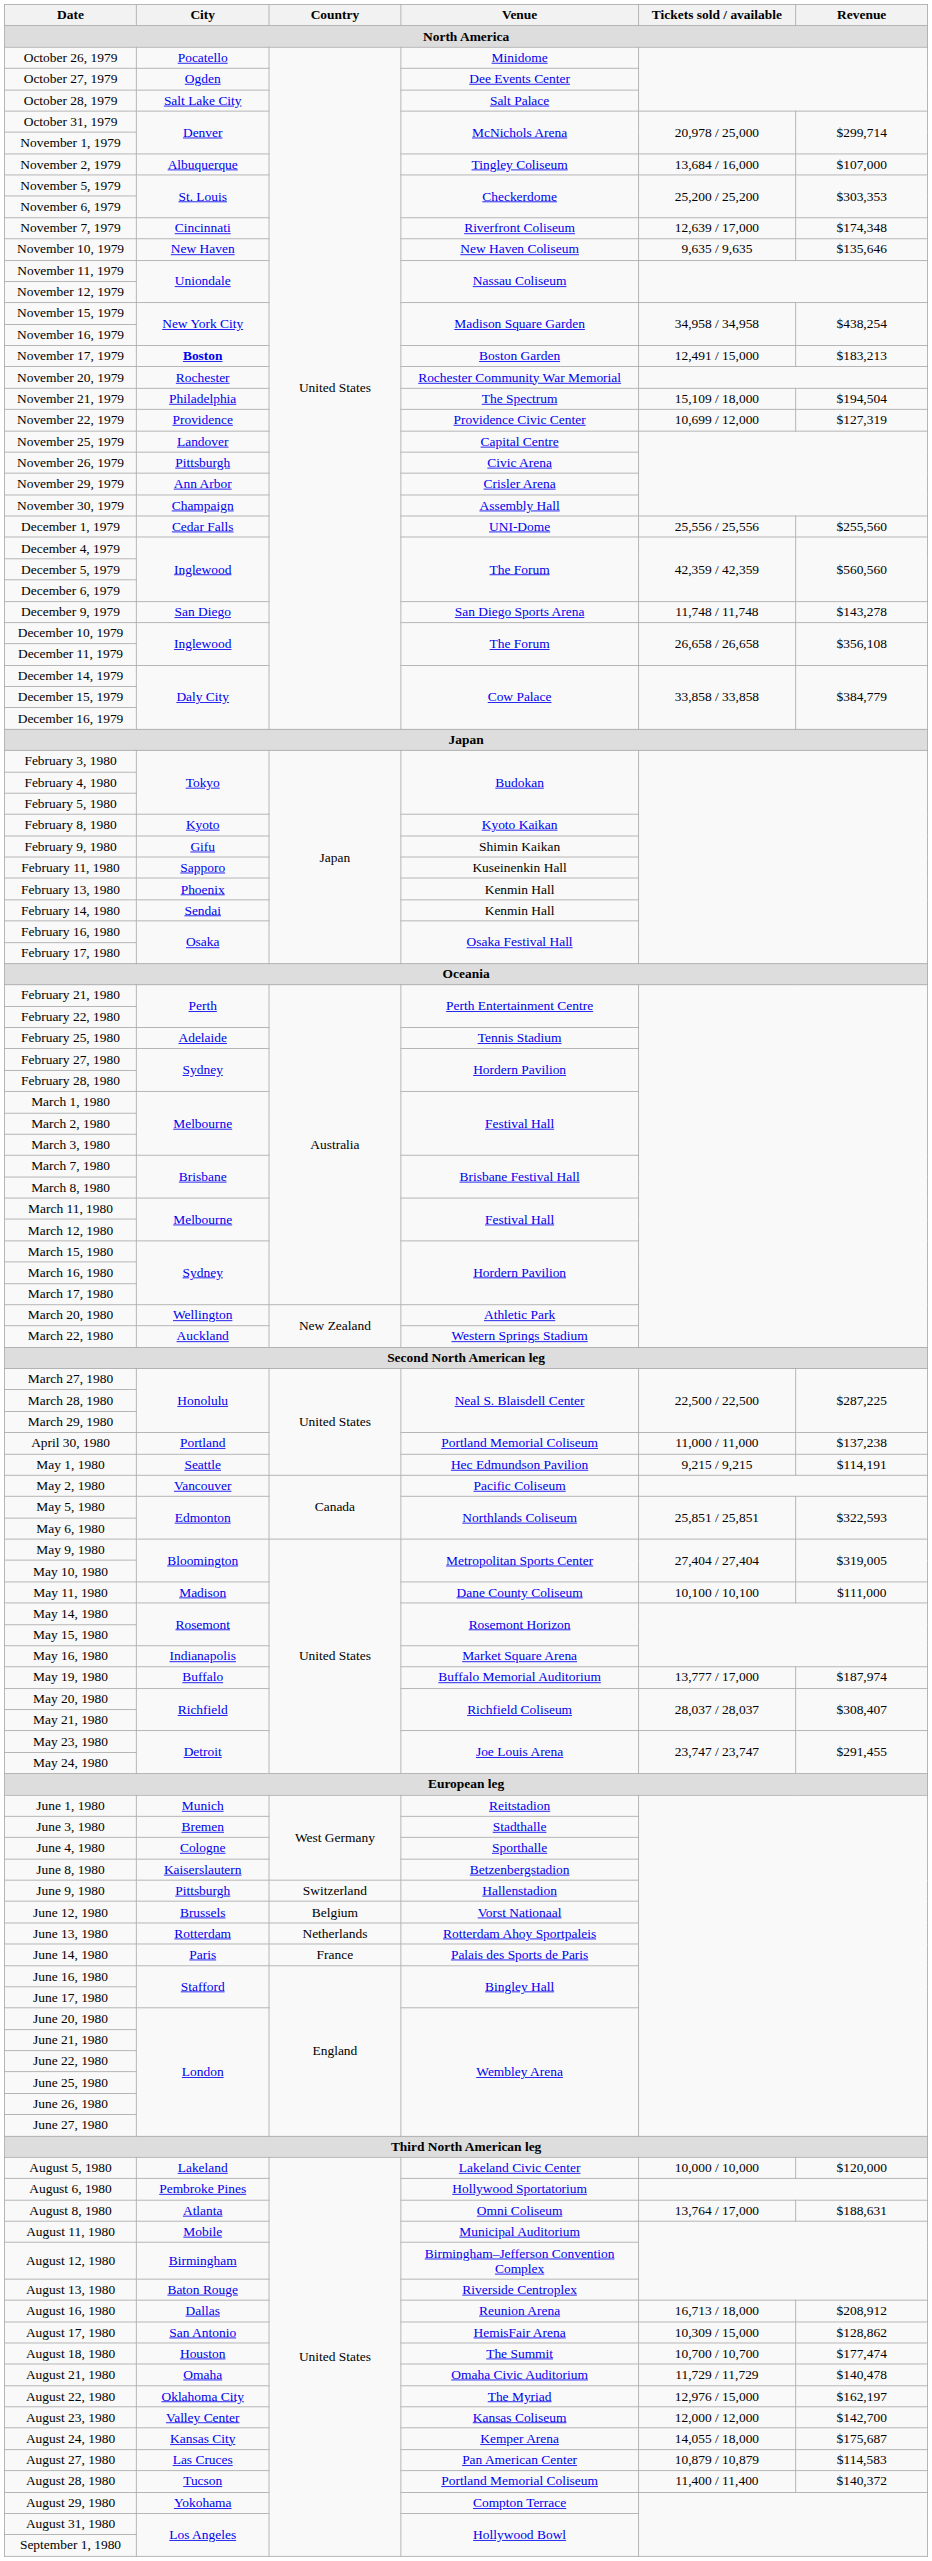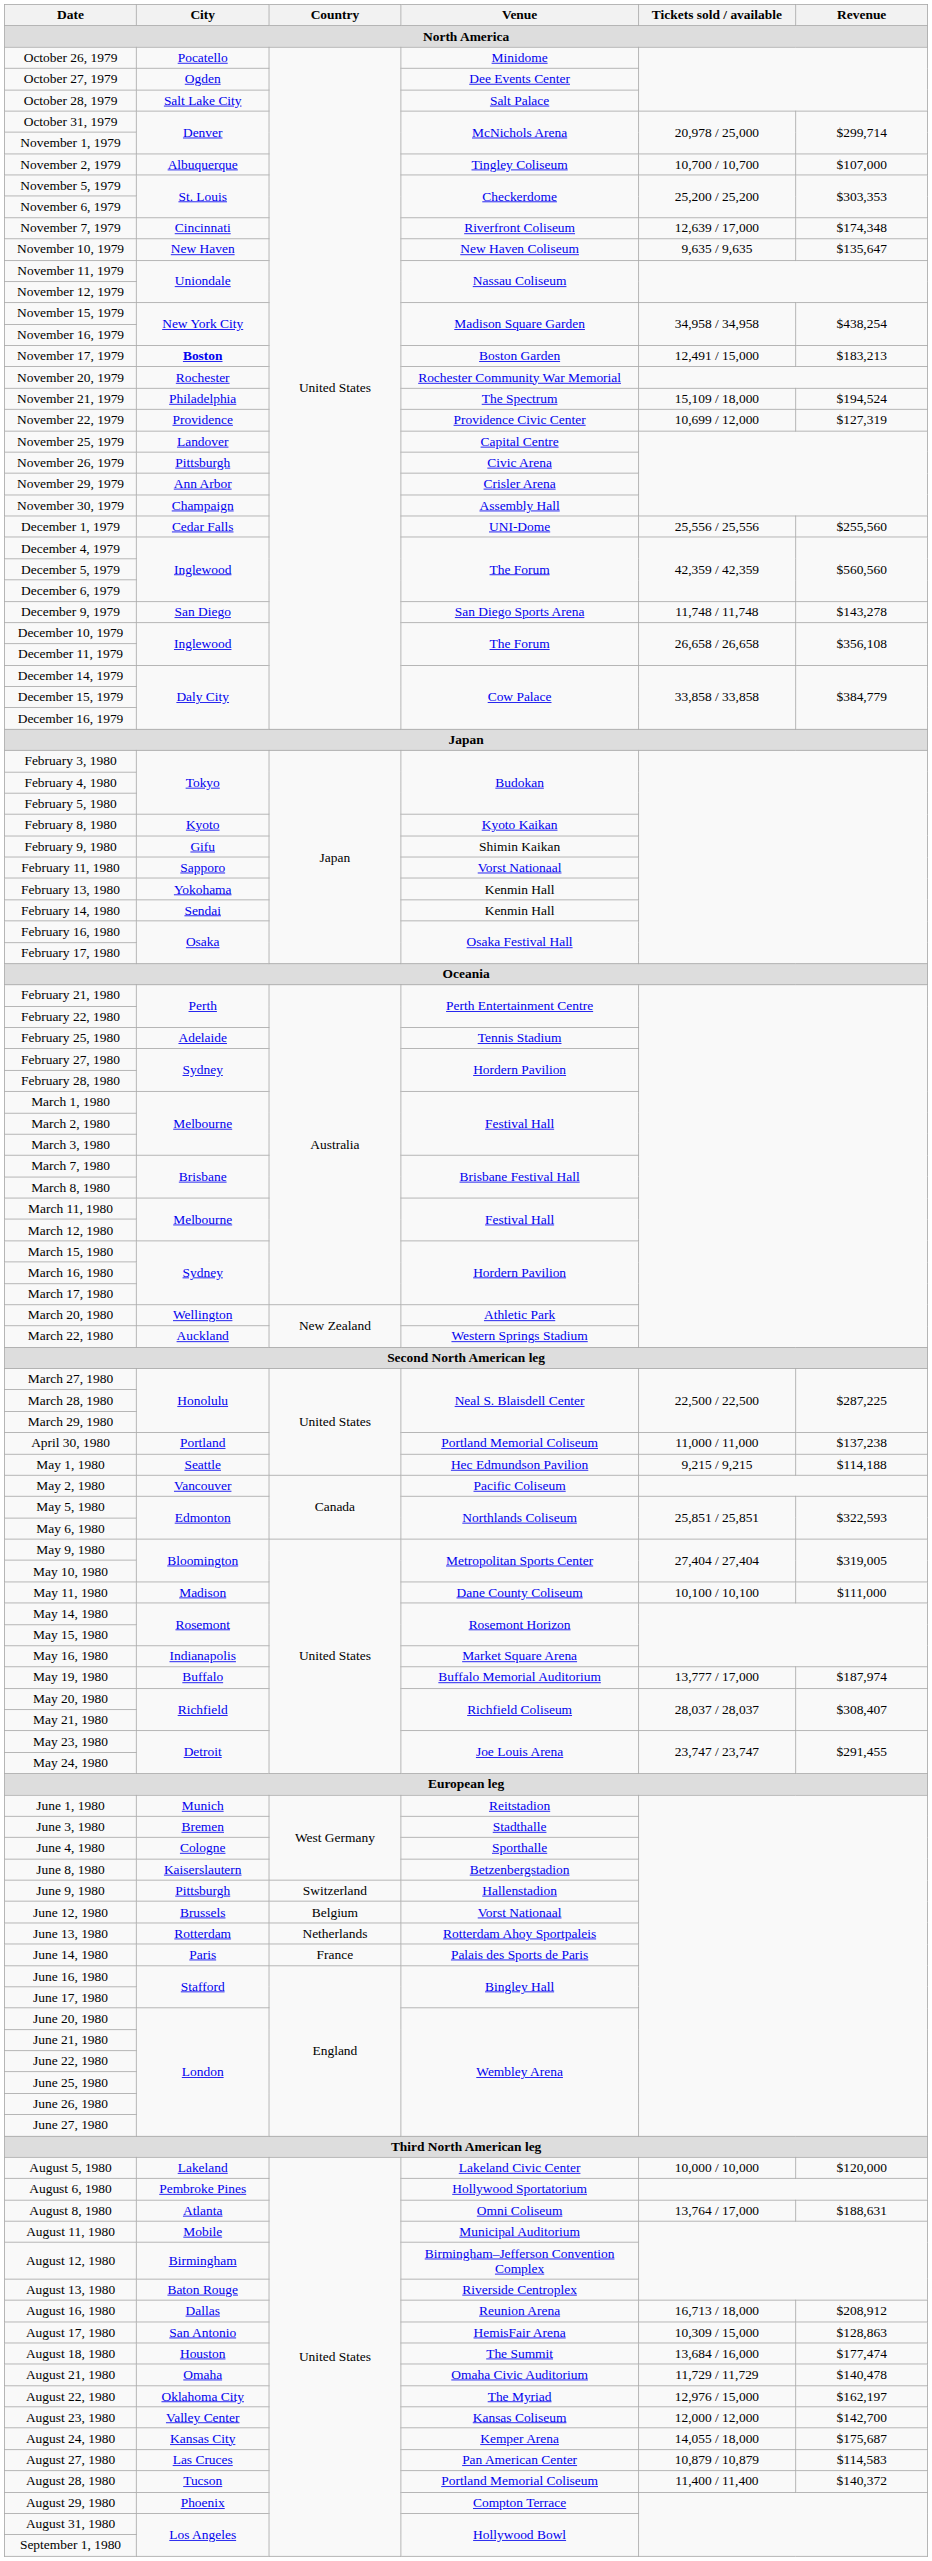(717, 164) 13,684 / 16,000 -> (717, 164) 10,700 / 10,700
(862, 249) $135,646 -> (862, 249) $135,647
(862, 398) $194,504 -> (862, 398) $194,524
(520, 867) Kuseinenkin Hall -> (520, 867) Vorst Nationaal
(203, 889) Phoenix -> (203, 889) Yokohama
(862, 1464) $114,191 -> (862, 1464) $114,188
(862, 2332) $128,862 -> (862, 2332) $128,863
(717, 2353) 10,700 / 10,700 -> (717, 2353) 13,684 / 16,000
(203, 2502) Yokohama -> (203, 2502) Phoenix
